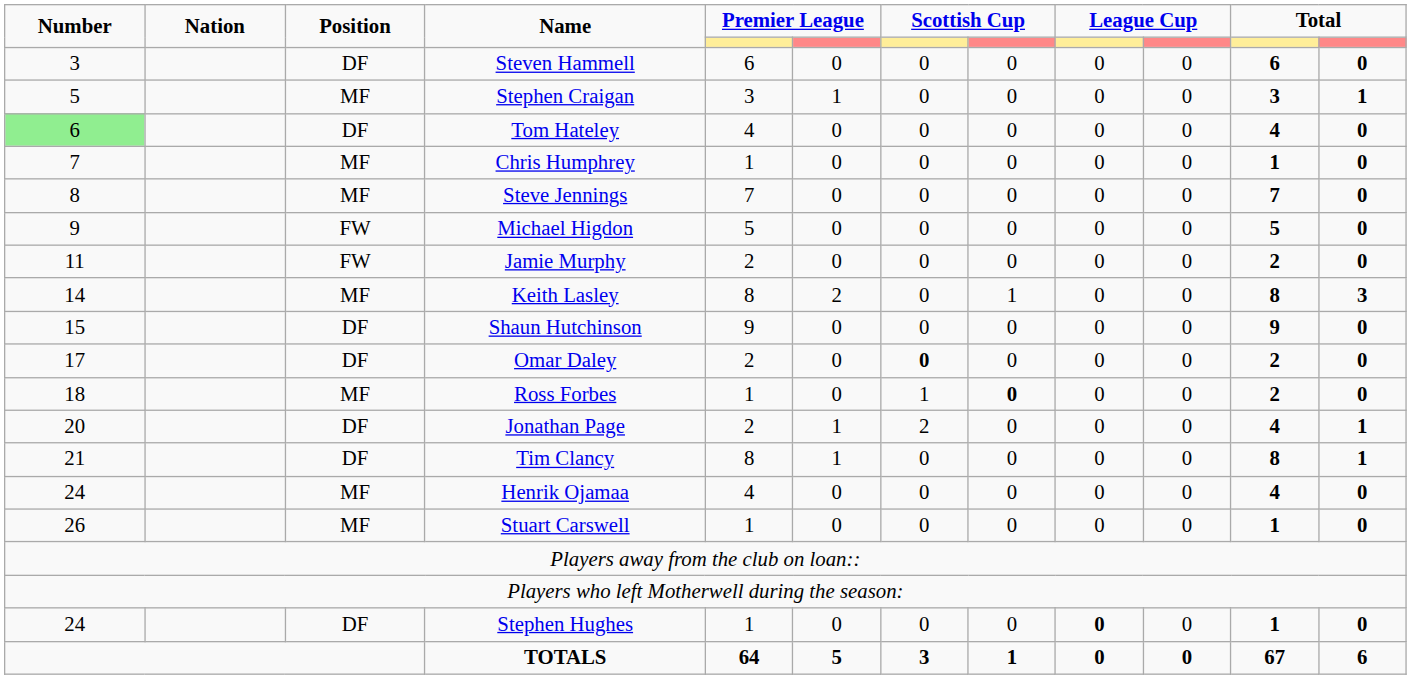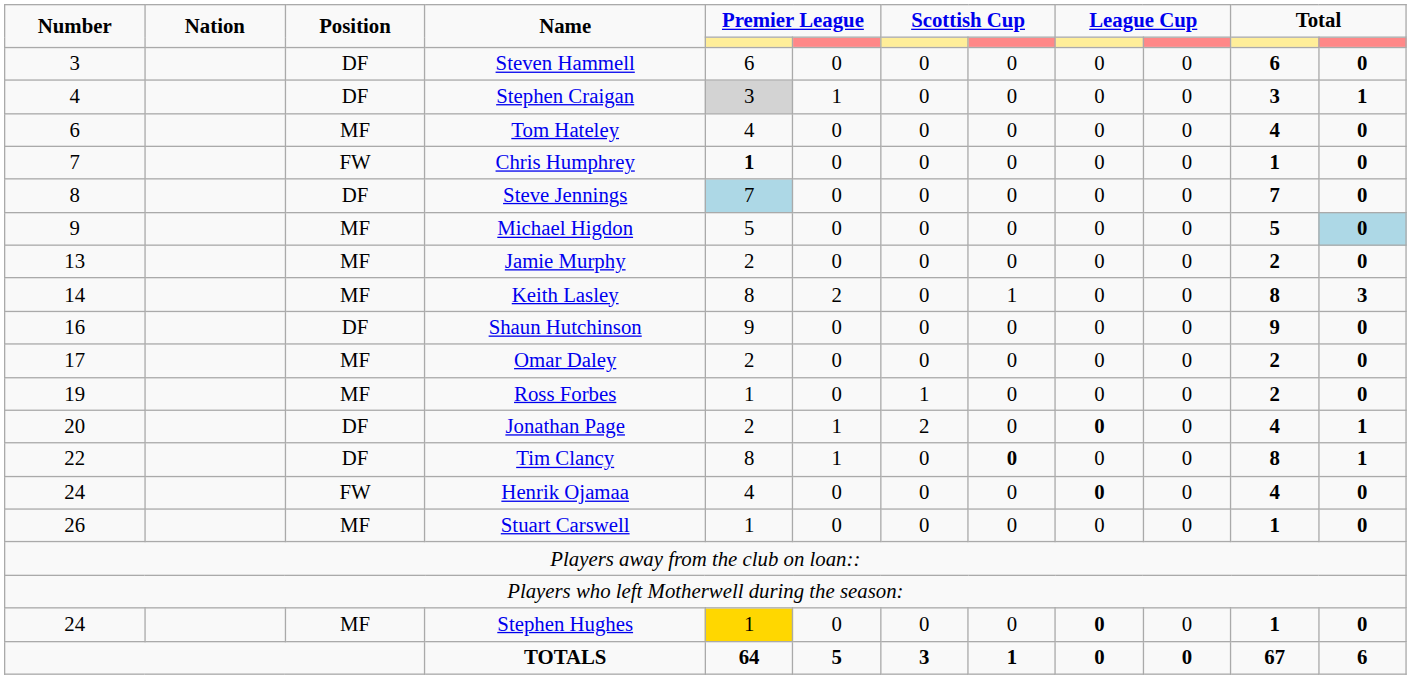(75, 96) 5 -> (75, 96) 4
(355, 96) MF -> (355, 96) DF
(749, 96) no background -> (749, 96) lightgrey background
(75, 129) lightgreen background -> (75, 129) no background
(355, 129) DF -> (355, 129) MF
(355, 162) MF -> (355, 162) FW
(749, 162) normal -> (749, 162) bold
(355, 195) MF -> (355, 195) DF
(749, 195) no background -> (749, 195) lightblue background
(355, 228) FW -> (355, 228) MF
(1362, 228) no background -> (1362, 228) lightblue background
(75, 261) 11 -> (75, 261) 13
(355, 261) FW -> (355, 261) MF
(75, 327) 15 -> (75, 327) 16
(355, 360) DF -> (355, 360) MF
(924, 360) bold -> (924, 360) normal
(75, 393) 18 -> (75, 393) 19
(1012, 393) bold -> (1012, 393) normal
(1099, 426) normal -> (1099, 426) bold
(75, 459) 21 -> (75, 459) 22
(1012, 459) normal -> (1012, 459) bold
(355, 492) MF -> (355, 492) FW
(1099, 492) normal -> (1099, 492) bold
(355, 624) DF -> (355, 624) MF
(749, 624) no background -> (749, 624) gold background
